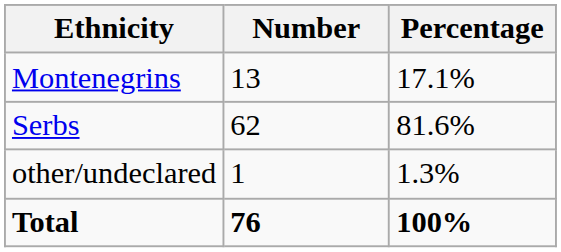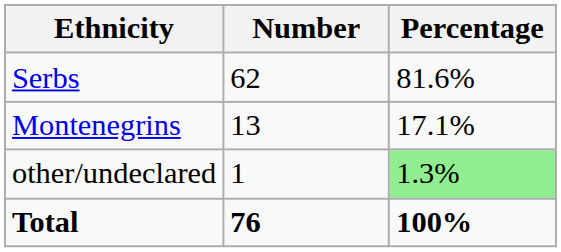rows swapped: (46, 125) <-> (96, 76)
(428, 173) no background -> (428, 173) lightgreen background
